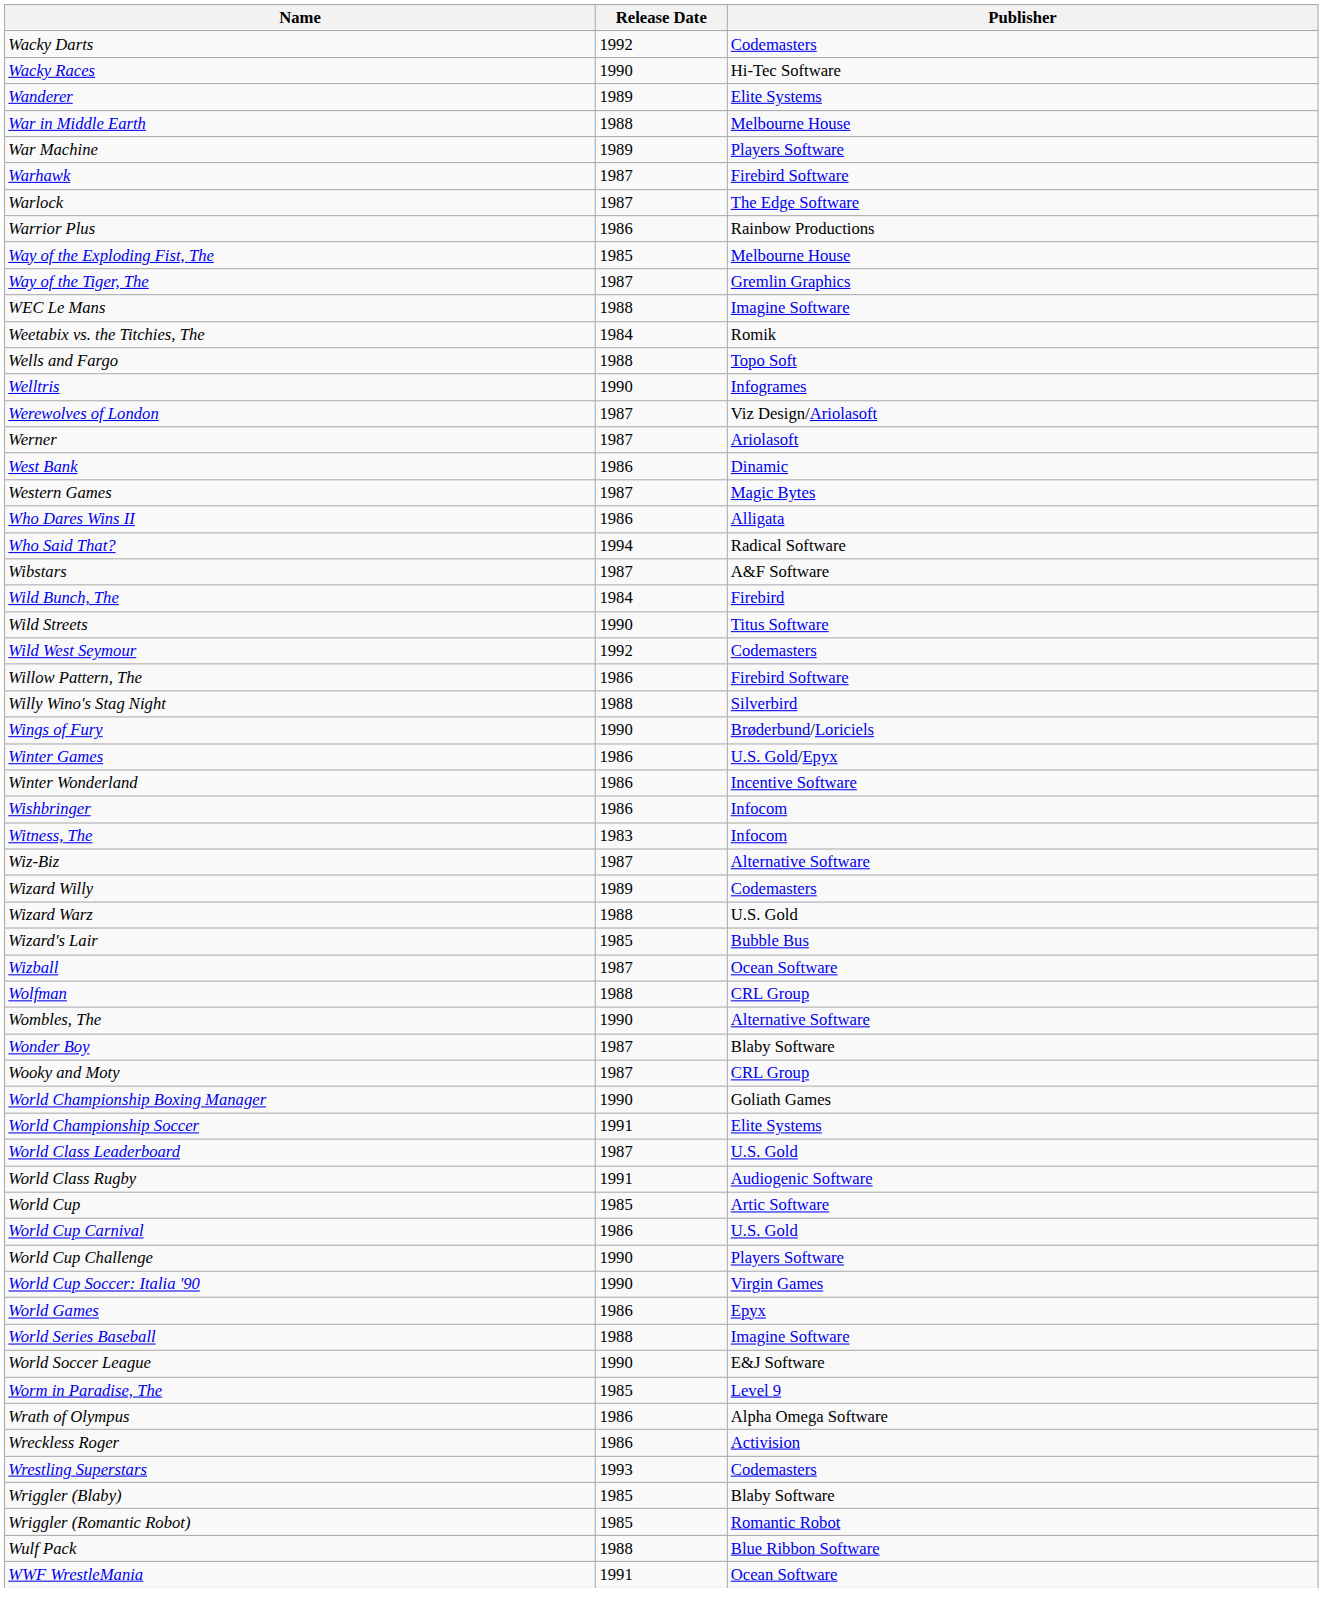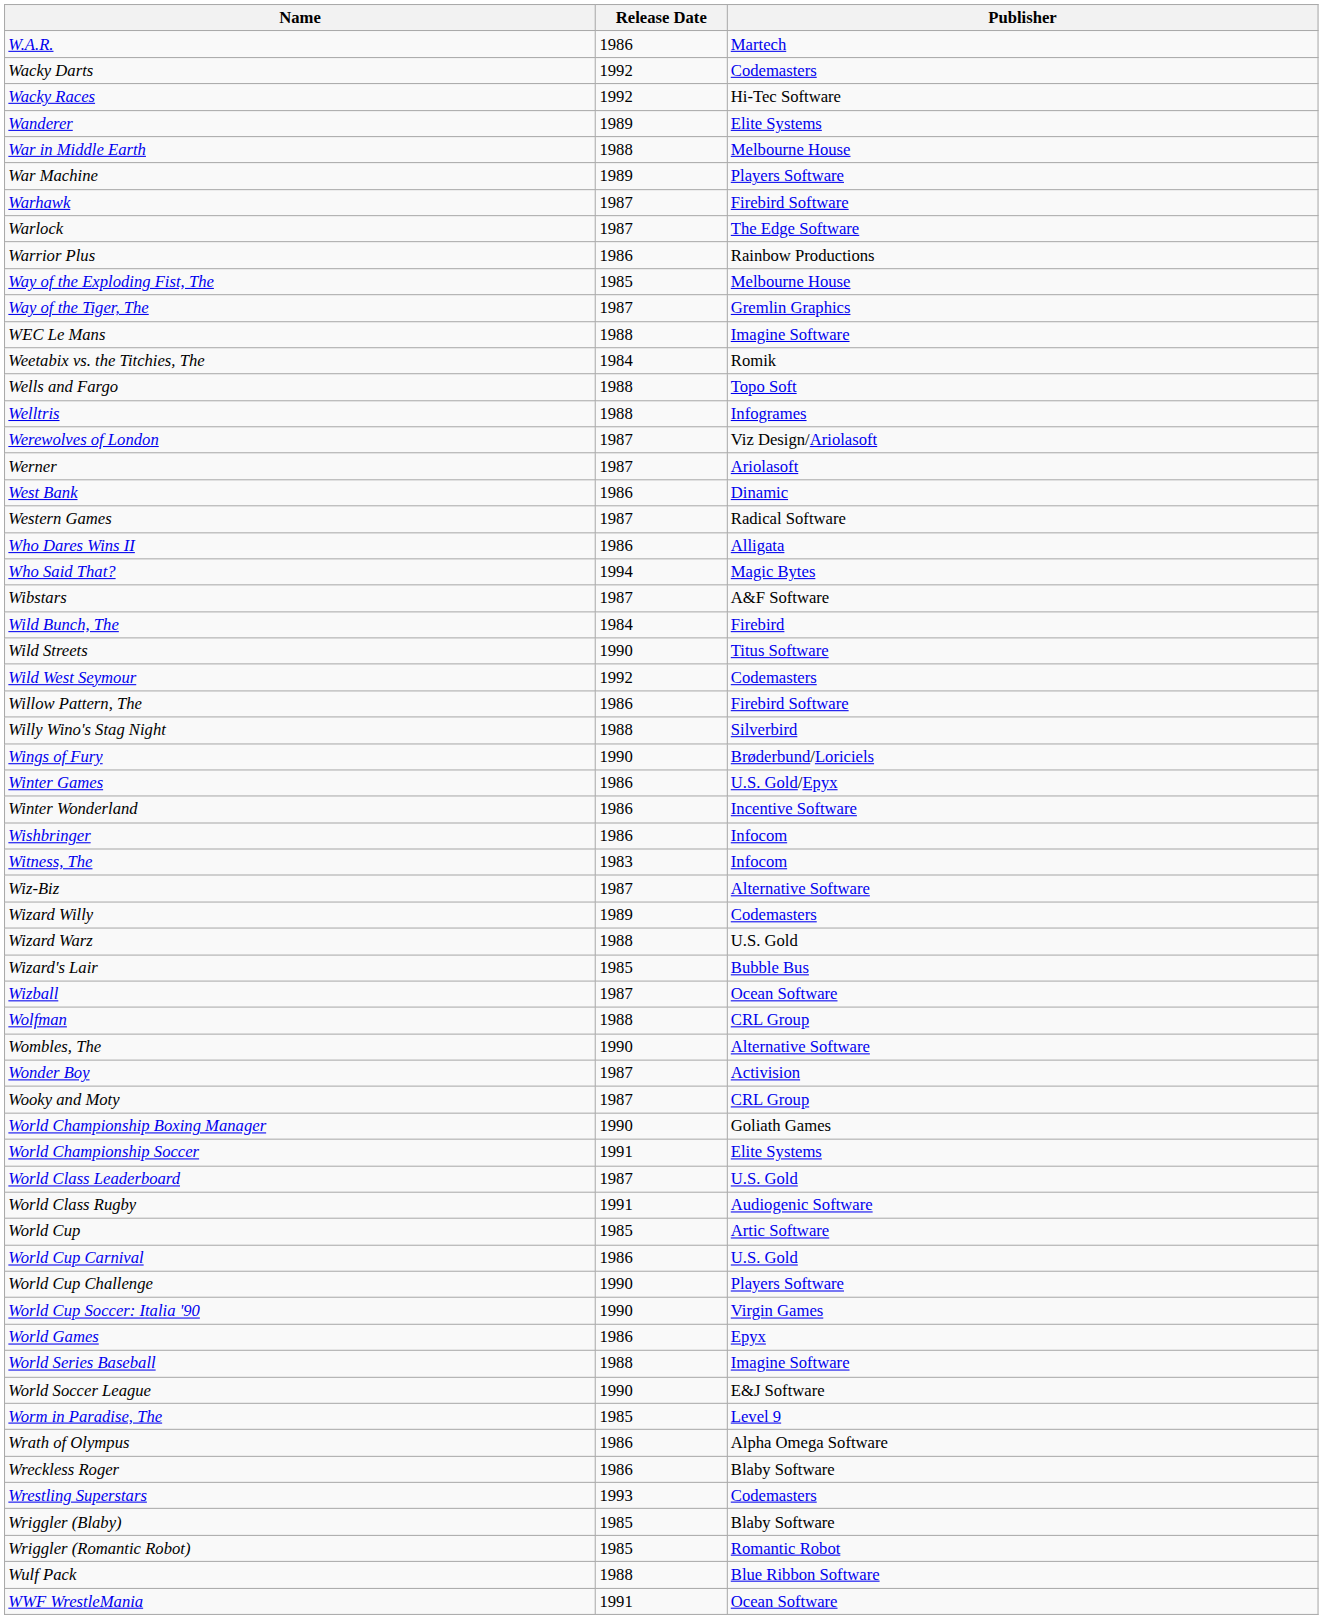+ row: (31, 44)
(616, 70) 1990 -> (616, 96) 1992
(616, 387) 1990 -> (616, 413) 1988
(773, 492) Magic Bytes -> (788, 519) Radical Software
(788, 545) Radical Software -> (773, 571) Magic Bytes
(783, 1046) Blaby Software -> (765, 1073) Activision
(765, 1442) Activision -> (783, 1469) Blaby Software
